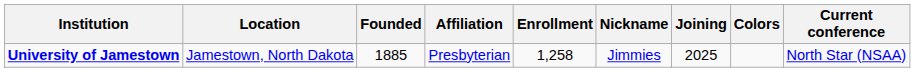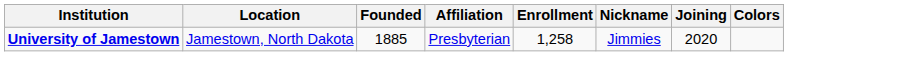- column: (846, 24)
(701, 55) 2025 -> (701, 39) 2020
